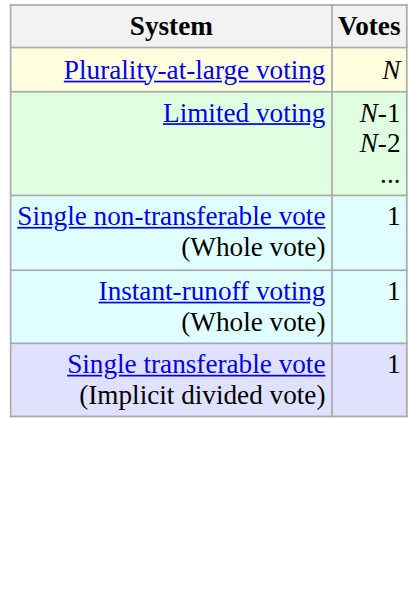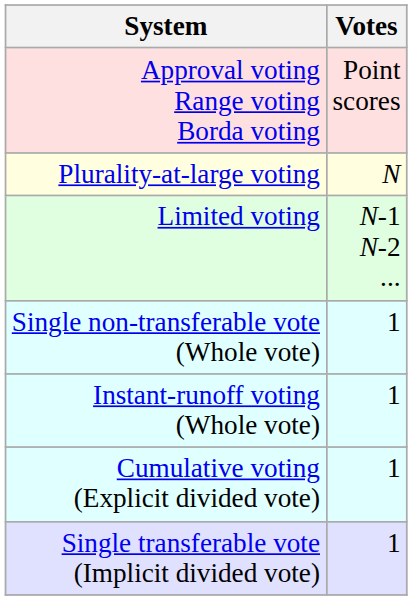+ row: (230, 100)
+ row: (197, 483)
